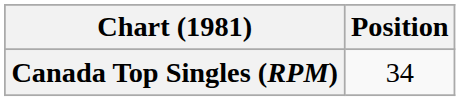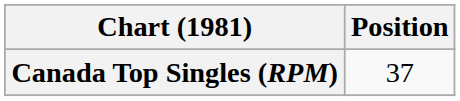(400, 71) 34 -> (400, 71) 37
